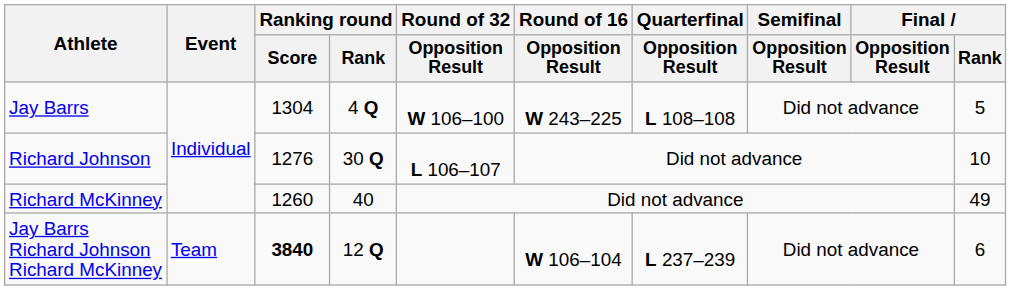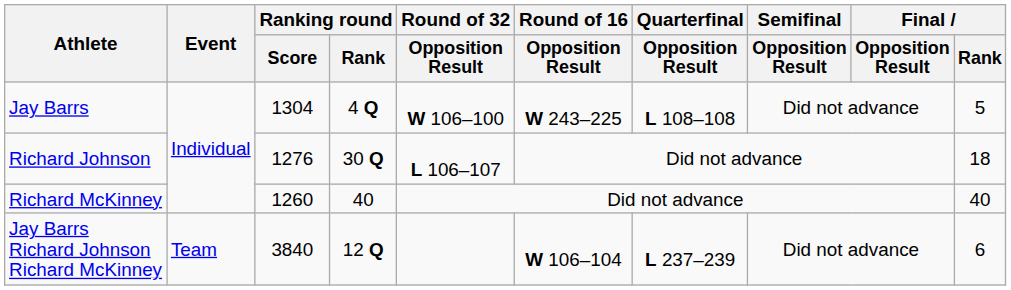(980, 159) 10 -> (980, 159) 18
(980, 199) 49 -> (980, 199) 40
(292, 250) bold -> (292, 250) normal
